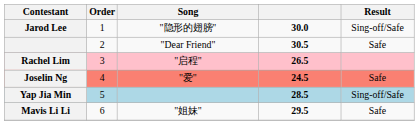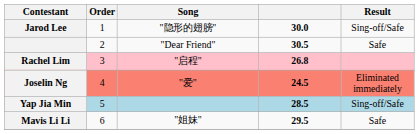(300, 61) 26.5 -> (300, 61) 26.8
(378, 78) Safe -> (378, 83) Eliminated immediately
